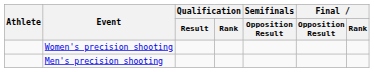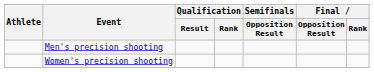rows swapped: (104, 60) <-> (109, 47)
